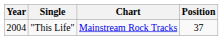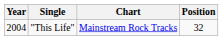(199, 27) 37 -> (199, 27) 32
